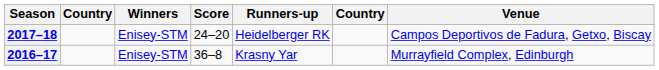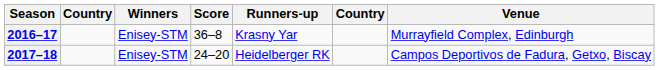rows swapped: (32, 55) <-> (32, 34)
